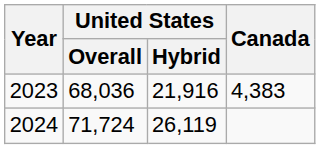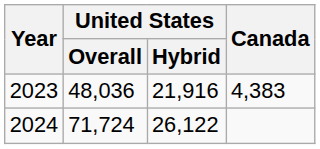(101, 90) 68,036 -> (101, 90) 48,036
(184, 125) 26,119 -> (185, 125) 26,122
